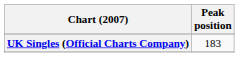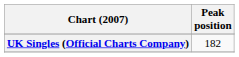(213, 43) 183 -> (213, 43) 182
